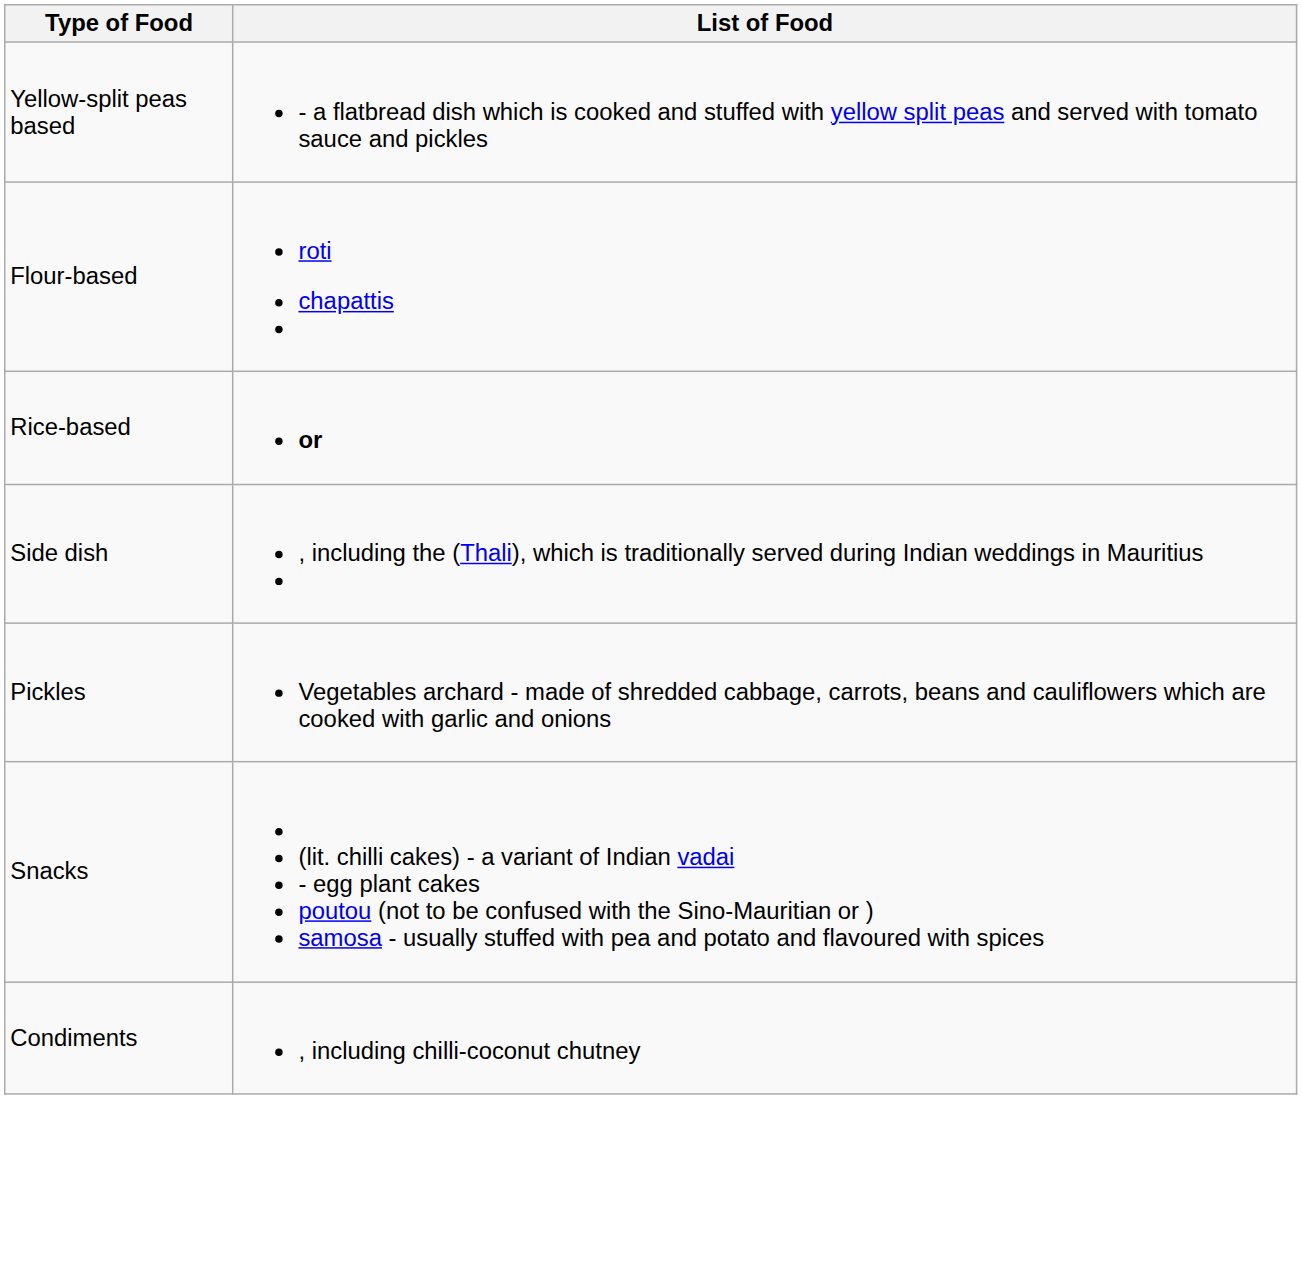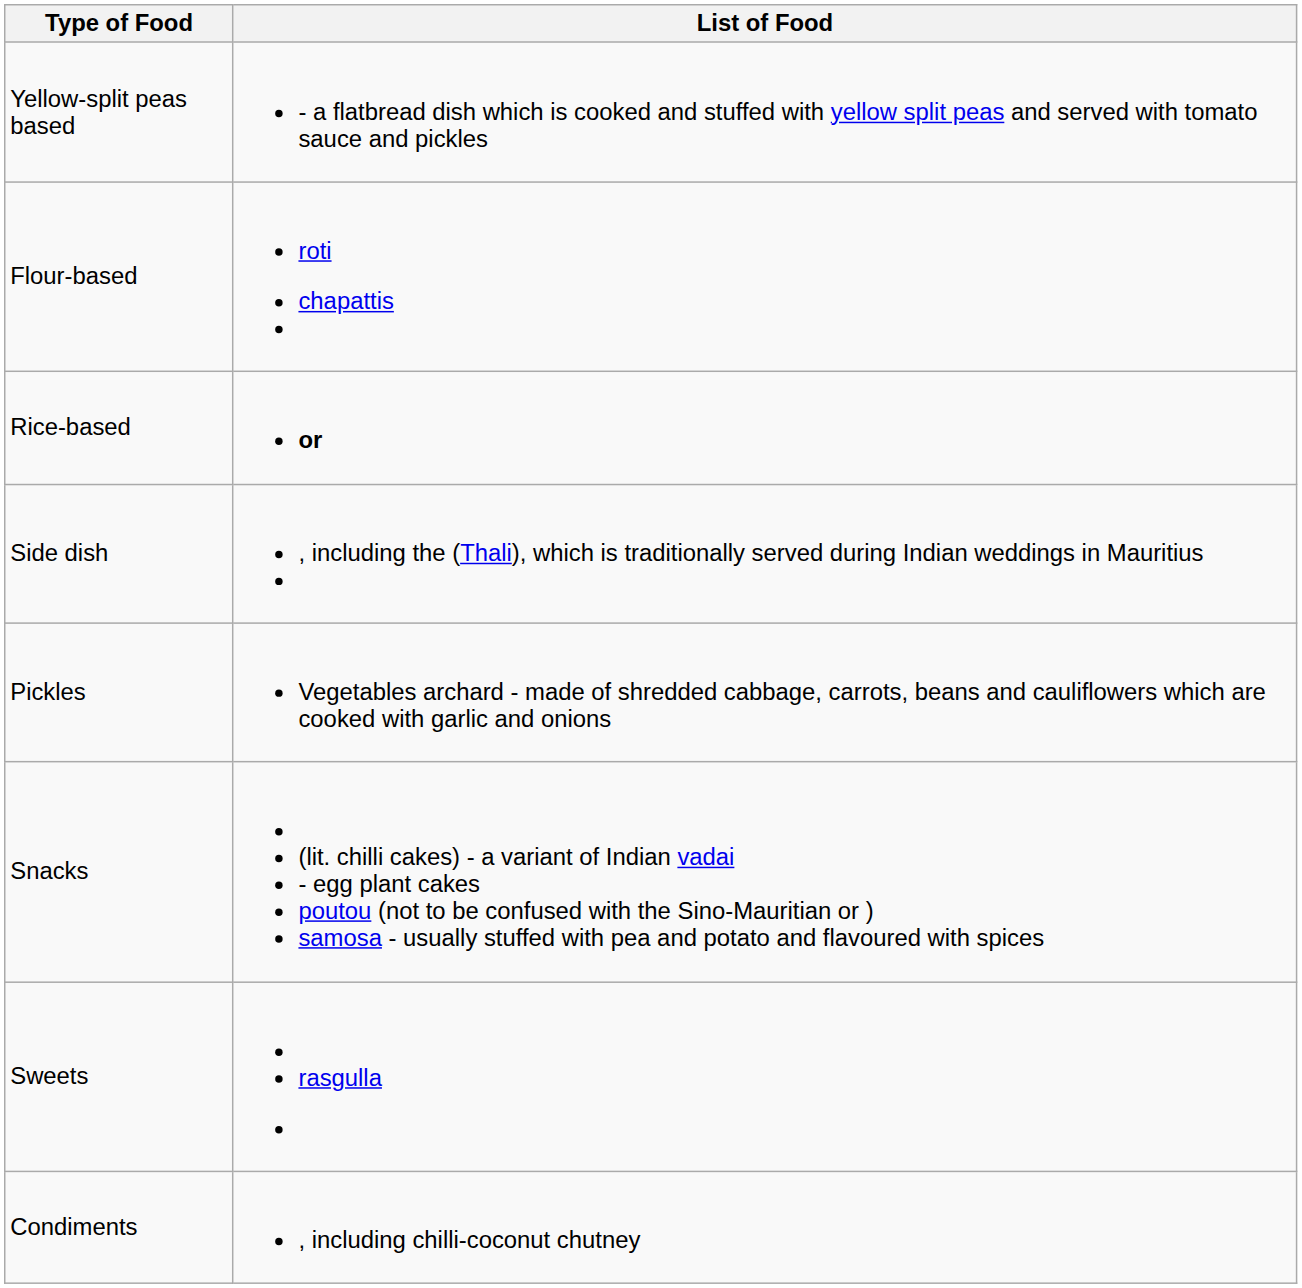+ row: (49, 1076)
